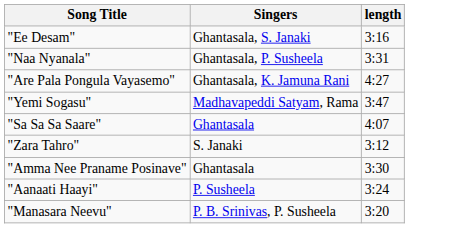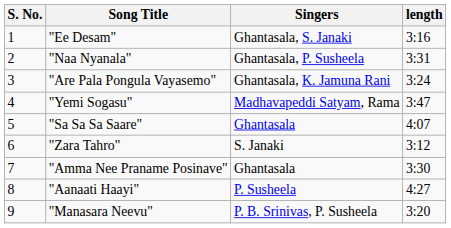+ column: (25, 15)
(377, 80) 4:27 -> (418, 80) 3:24
(377, 189) 3:24 -> (418, 189) 4:27
